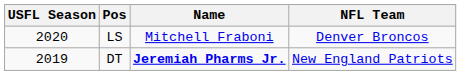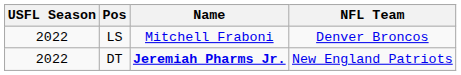(52, 37) 2020 -> (52, 37) 2022
(52, 59) 2019 -> (52, 59) 2022
